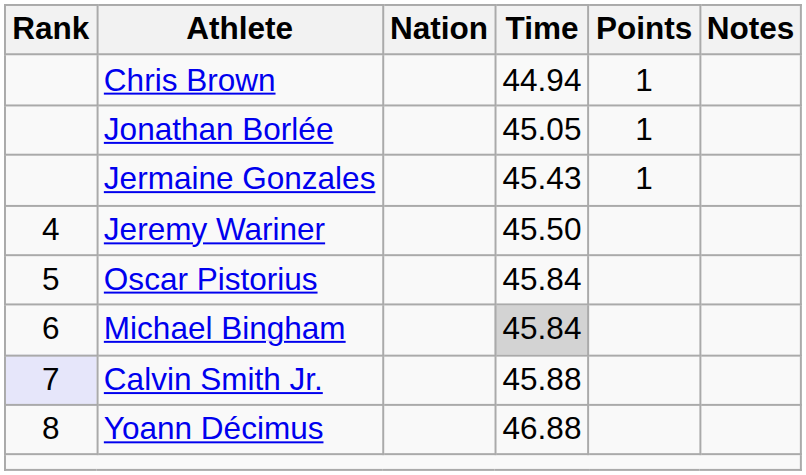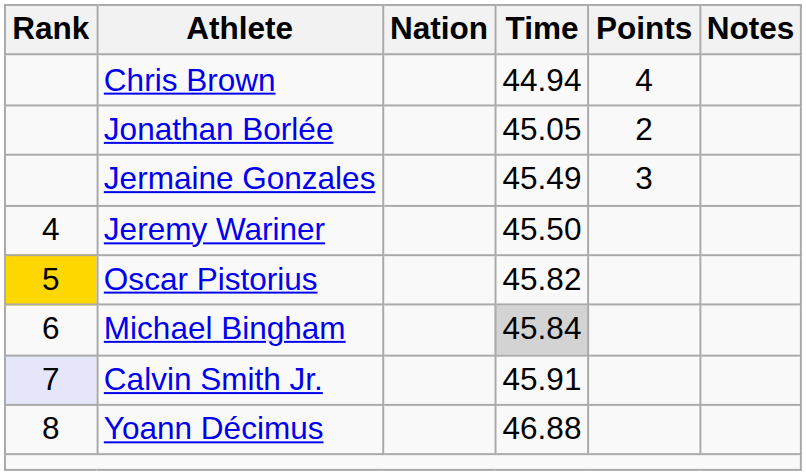(644, 79) 1 -> (644, 79) 4
(644, 129) 1 -> (644, 129) 2
(542, 179) 45.43 -> (542, 179) 45.49
(644, 179) 1 -> (644, 179) 3
(51, 279) no background -> (51, 279) gold background
(542, 279) 45.84 -> (542, 279) 45.82
(542, 379) 45.88 -> (542, 379) 45.91
